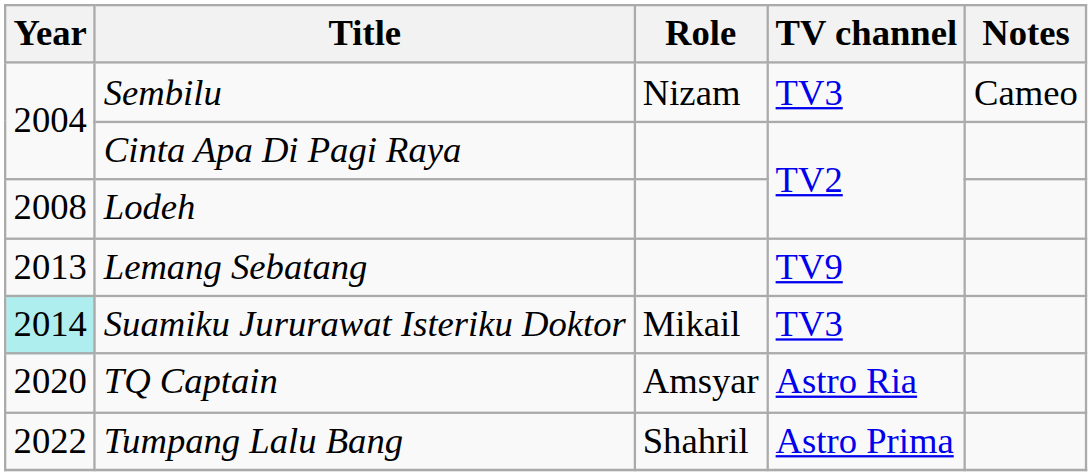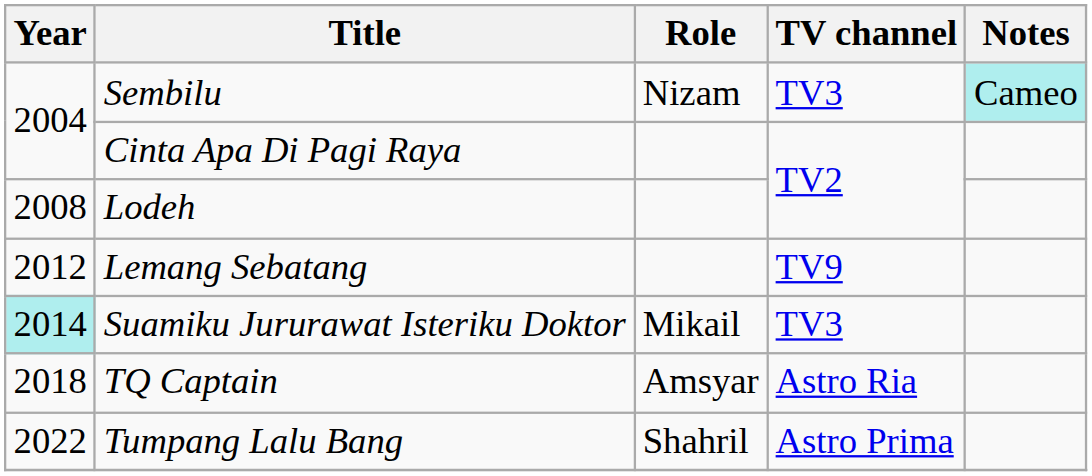(1026, 91) no background -> (1026, 91) paleturquoise background
(50, 265) 2013 -> (50, 265) 2012
(50, 382) 2020 -> (50, 382) 2018
